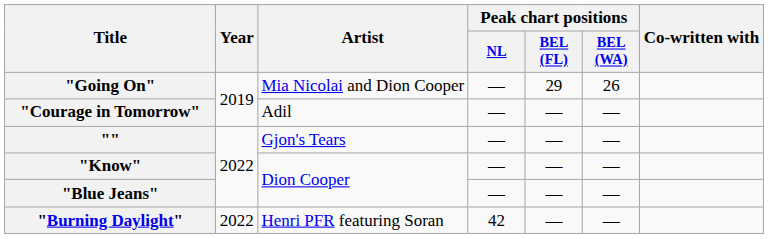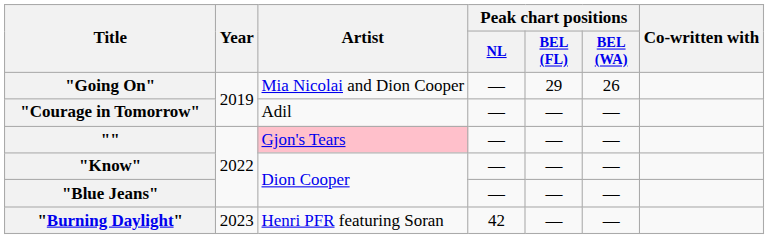(304, 139) no background -> (304, 139) pink background
(237, 220) 2022 -> (237, 220) 2023
